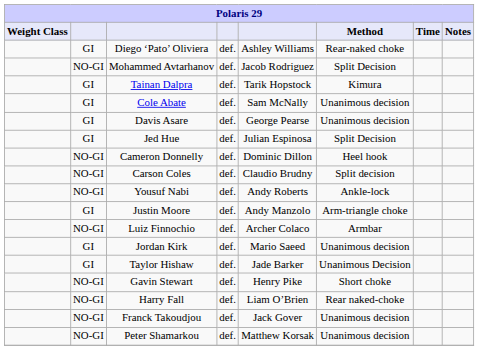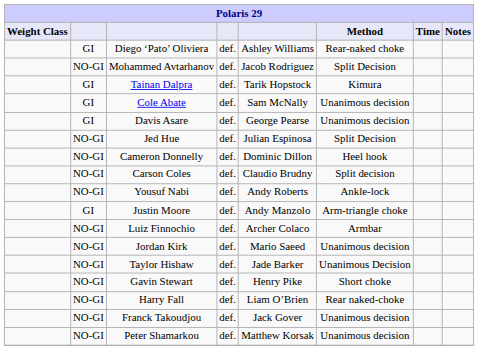(88, 138) GI -> (88, 138) NO-GI
(88, 246) GI -> (88, 246) NO-GI
(88, 264) GI -> (88, 264) NO-GI
